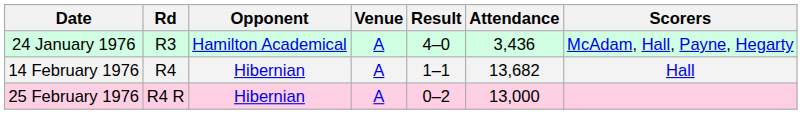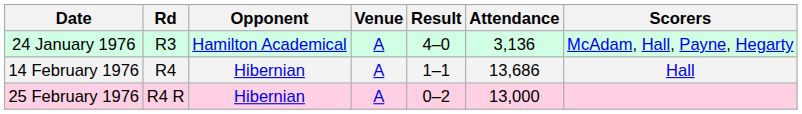(514, 44) 3,436 -> (514, 44) 3,136
(514, 70) 13,682 -> (514, 70) 13,686
